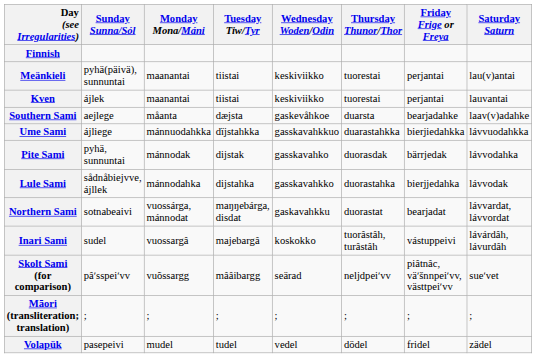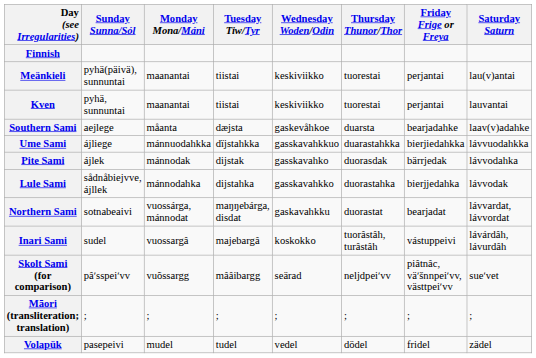(94, 98) ájlek -> (104, 104) pyhä, sunnuntai
(104, 154) pyhä, sunnuntai -> (94, 160) ájlek
